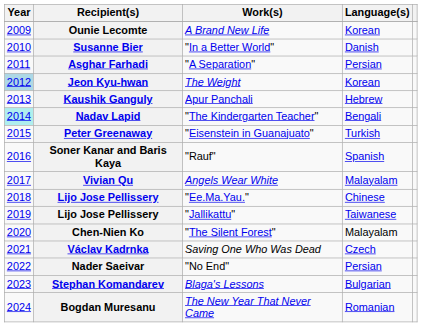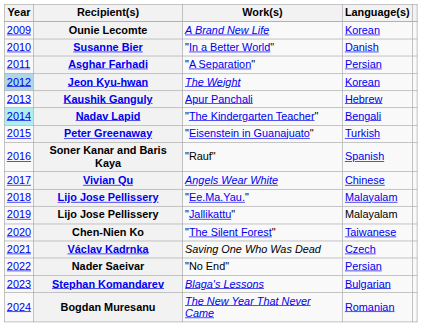(371, 180) Malayalam -> (365, 180) Chinese
(365, 197) Chinese -> (371, 197) Malayalam
(371, 215) Taiwanese -> (371, 215) Malayalam
(371, 232) Malayalam -> (371, 232) Taiwanese
